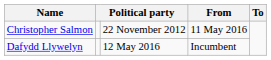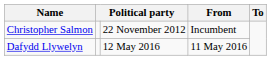(219, 30) 11 May 2016 -> (213, 30) Incumbent
(213, 47) Incumbent -> (219, 47) 11 May 2016
